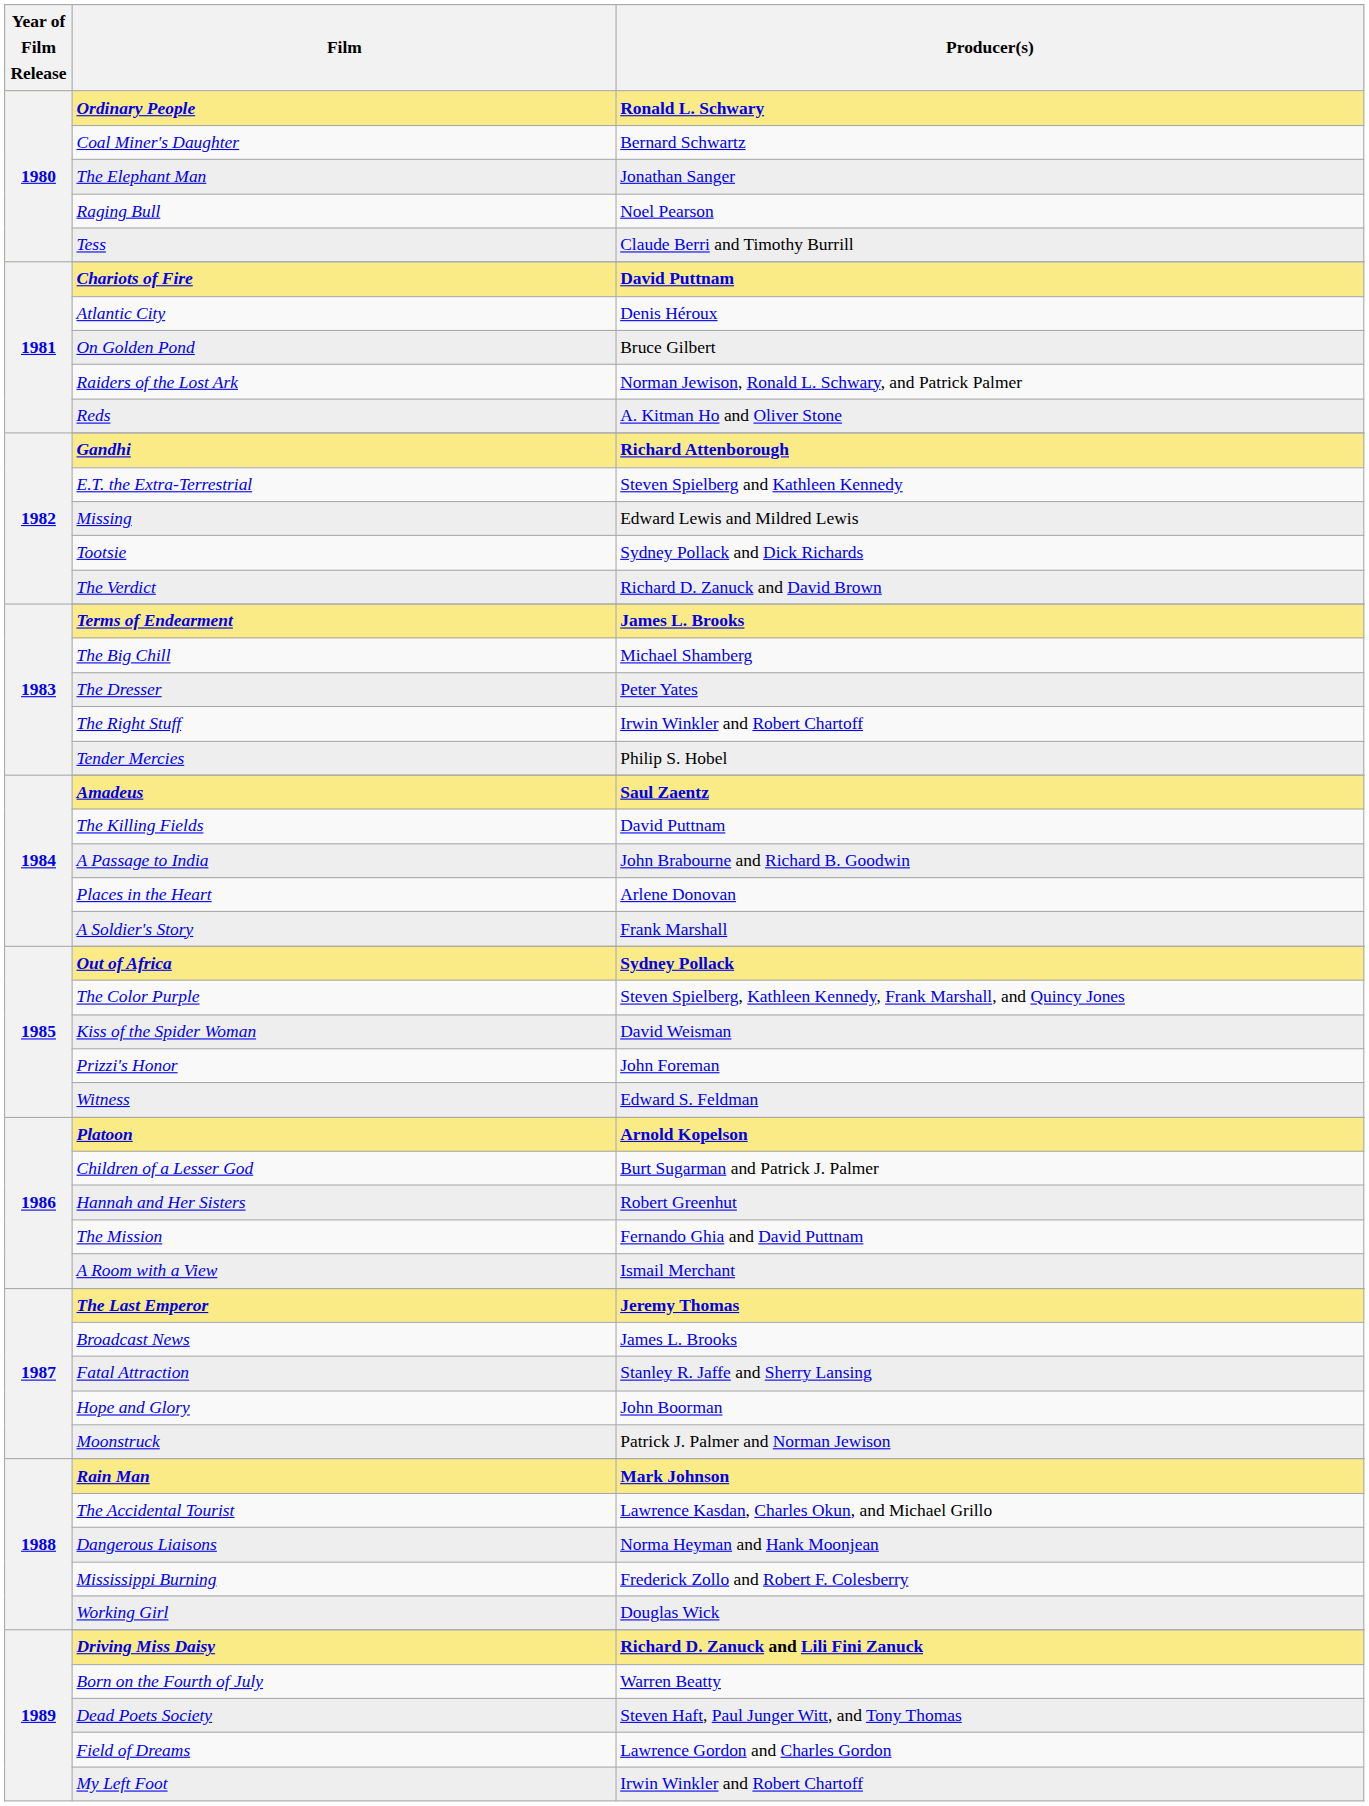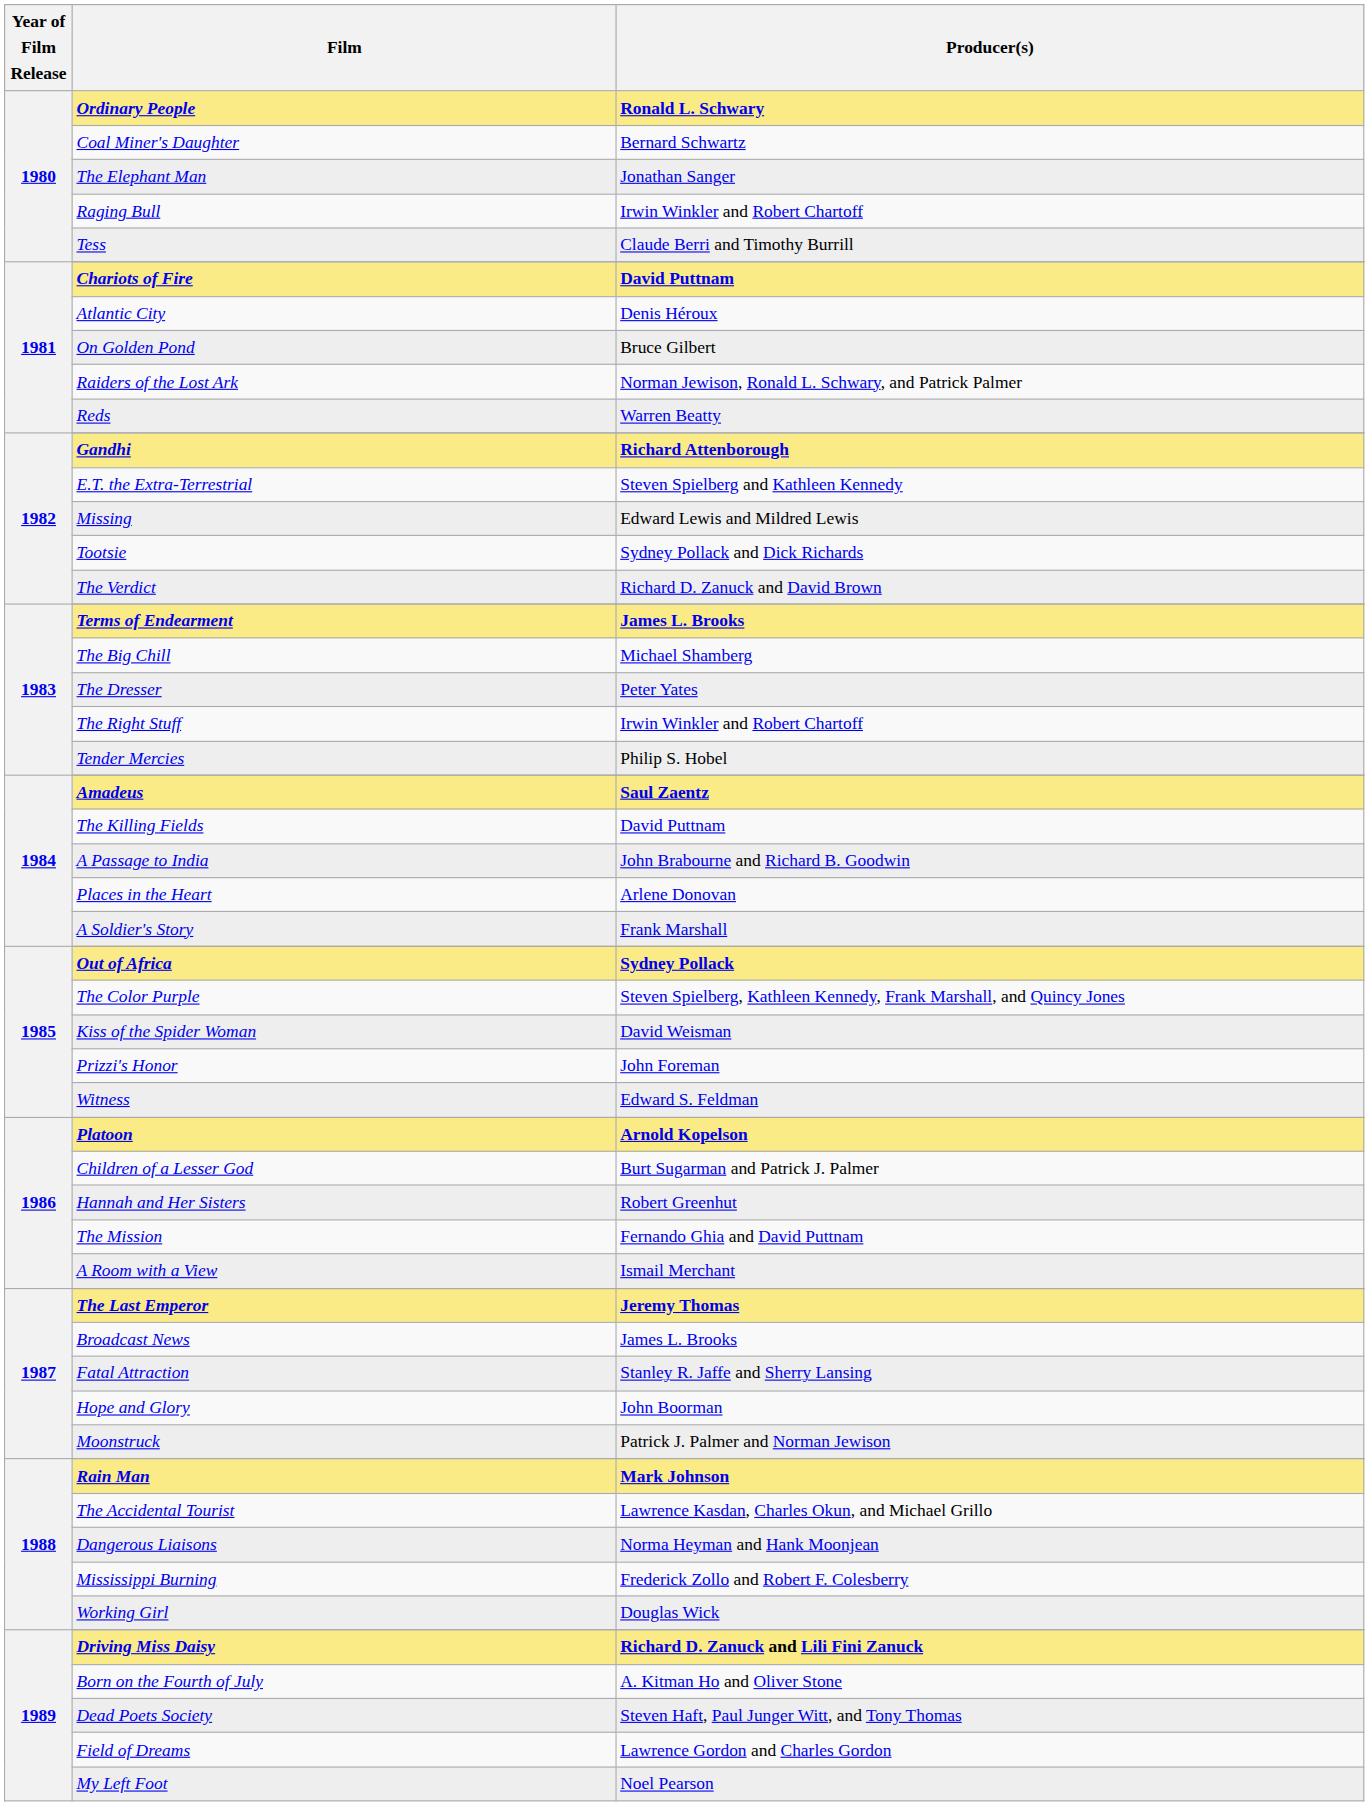(667, 210) Noel Pearson -> (742, 210) Irwin Winkler and Robert Chartoff
(731, 415) A. Kitman Ho and Oliver Stone -> (671, 415) Warren Beatty
(671, 1681) Warren Beatty -> (731, 1681) A. Kitman Ho and Oliver Stone
(742, 1783) Irwin Winkler and Robert Chartoff -> (667, 1783) Noel Pearson
